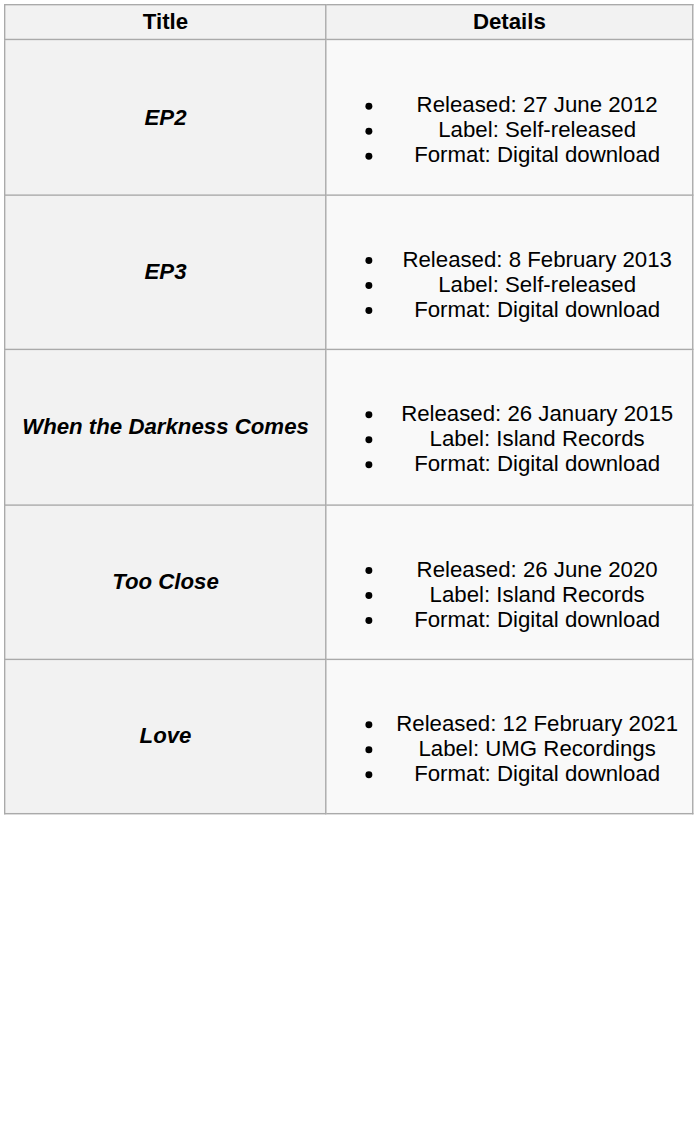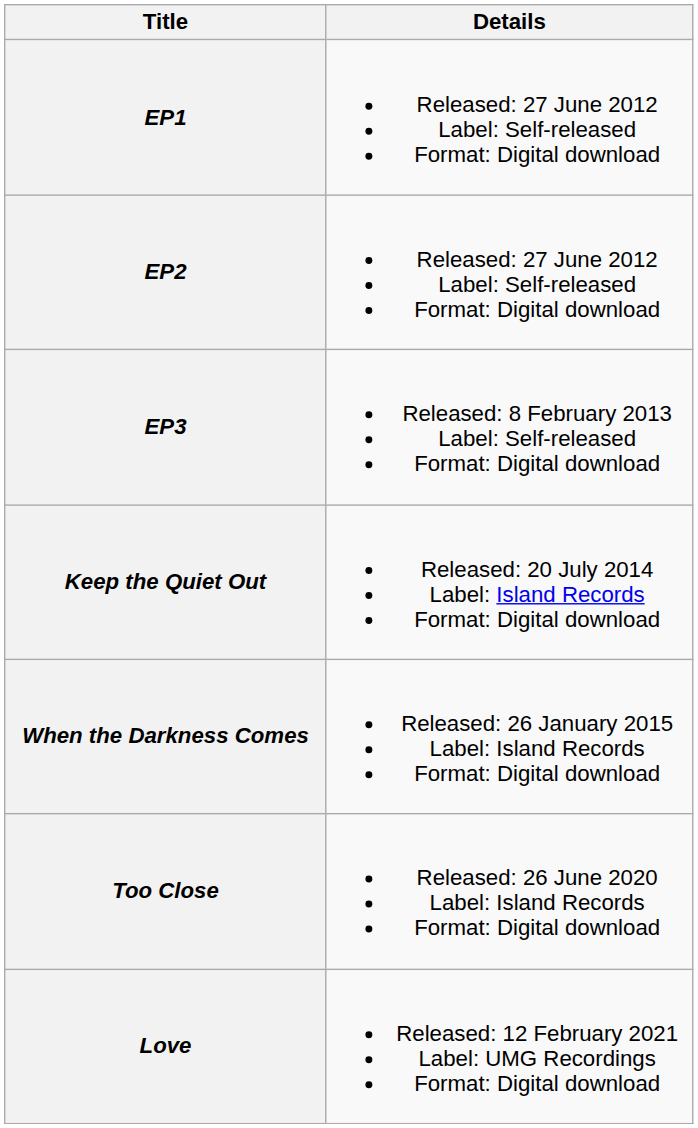+ row: (166, 117)
+ row: (166, 581)
